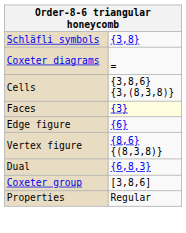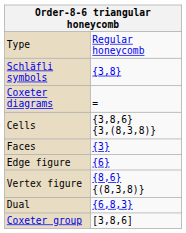+ row: (18, 45)
(119, 109) lightyellow background -> (101, 147) no background
- row: (36, 198)
